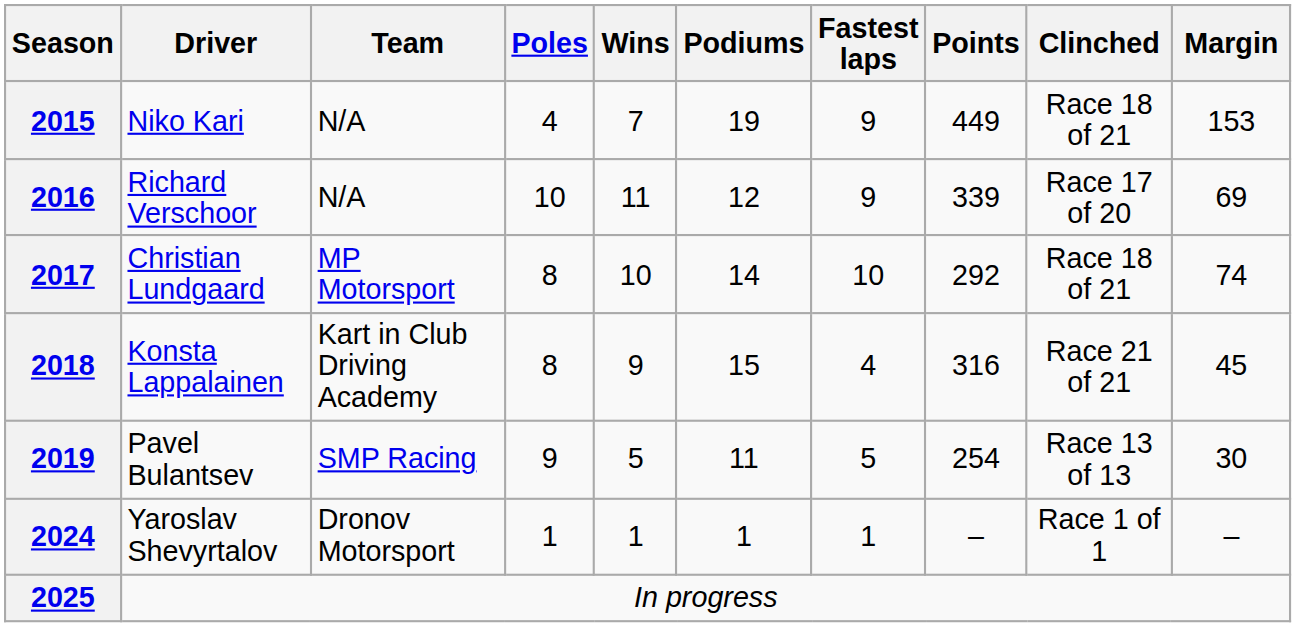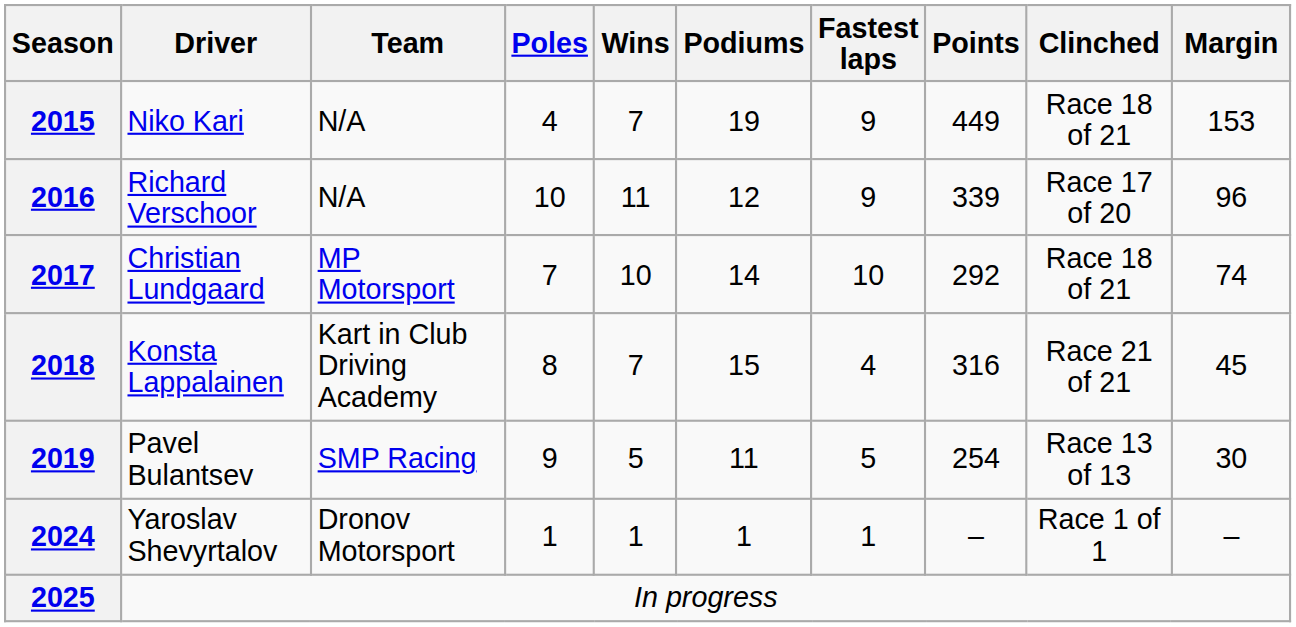(1231, 197) 69 -> (1231, 197) 96
(550, 274) 8 -> (550, 274) 7
(636, 366) 9 -> (636, 366) 7
